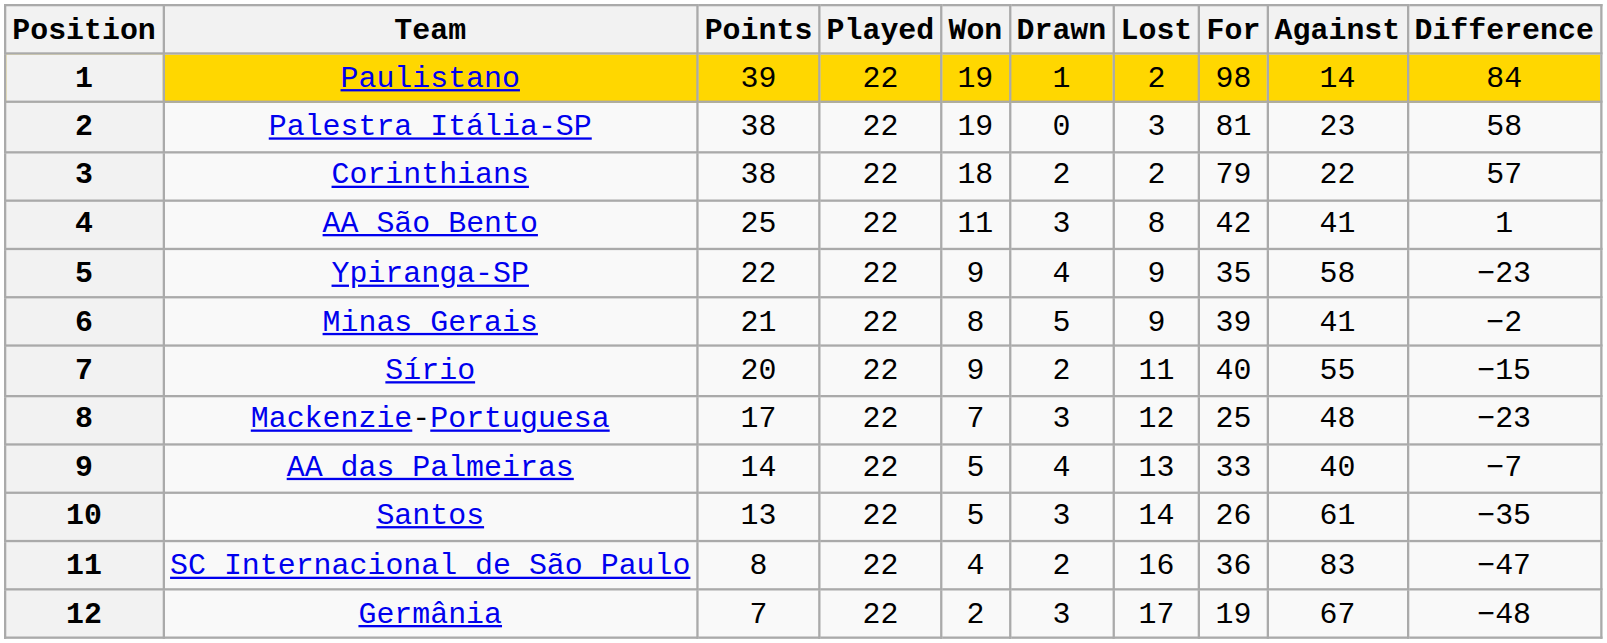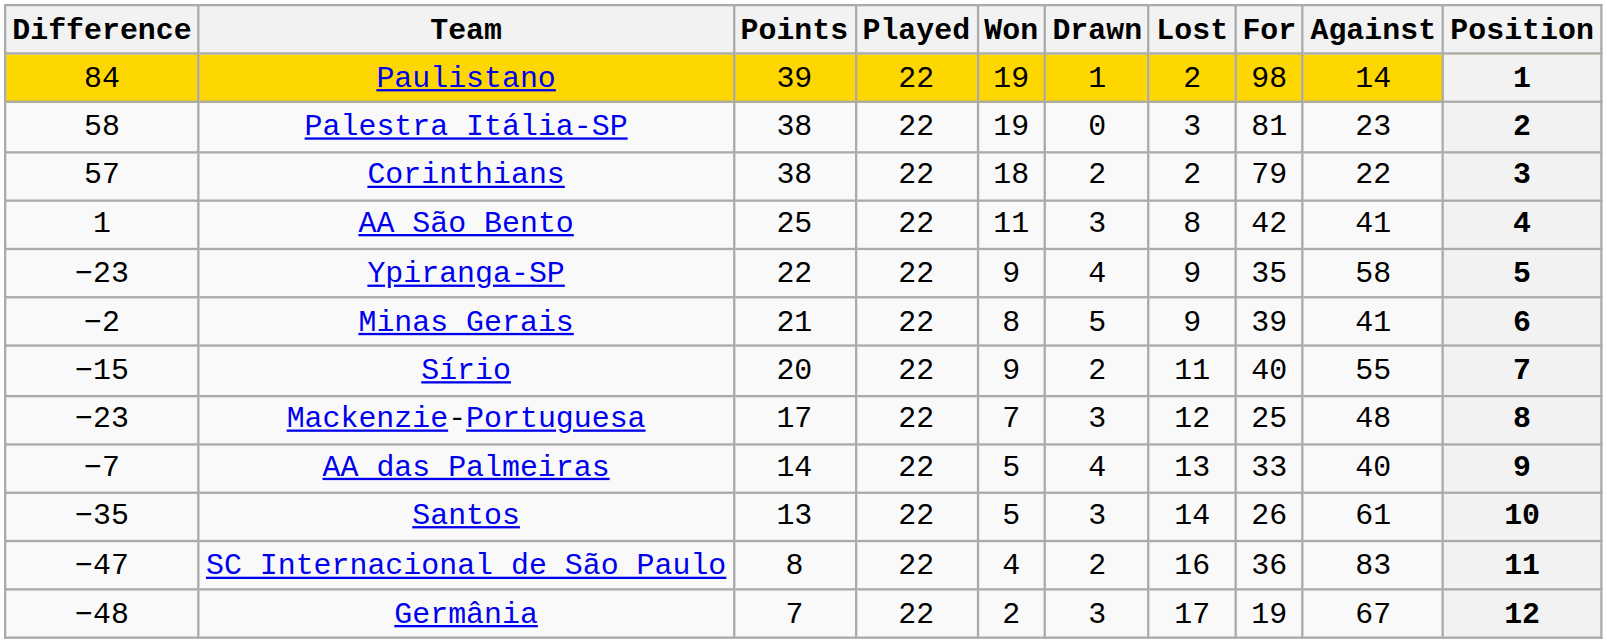columns swapped: (84, 30) <-> (1504, 30)
